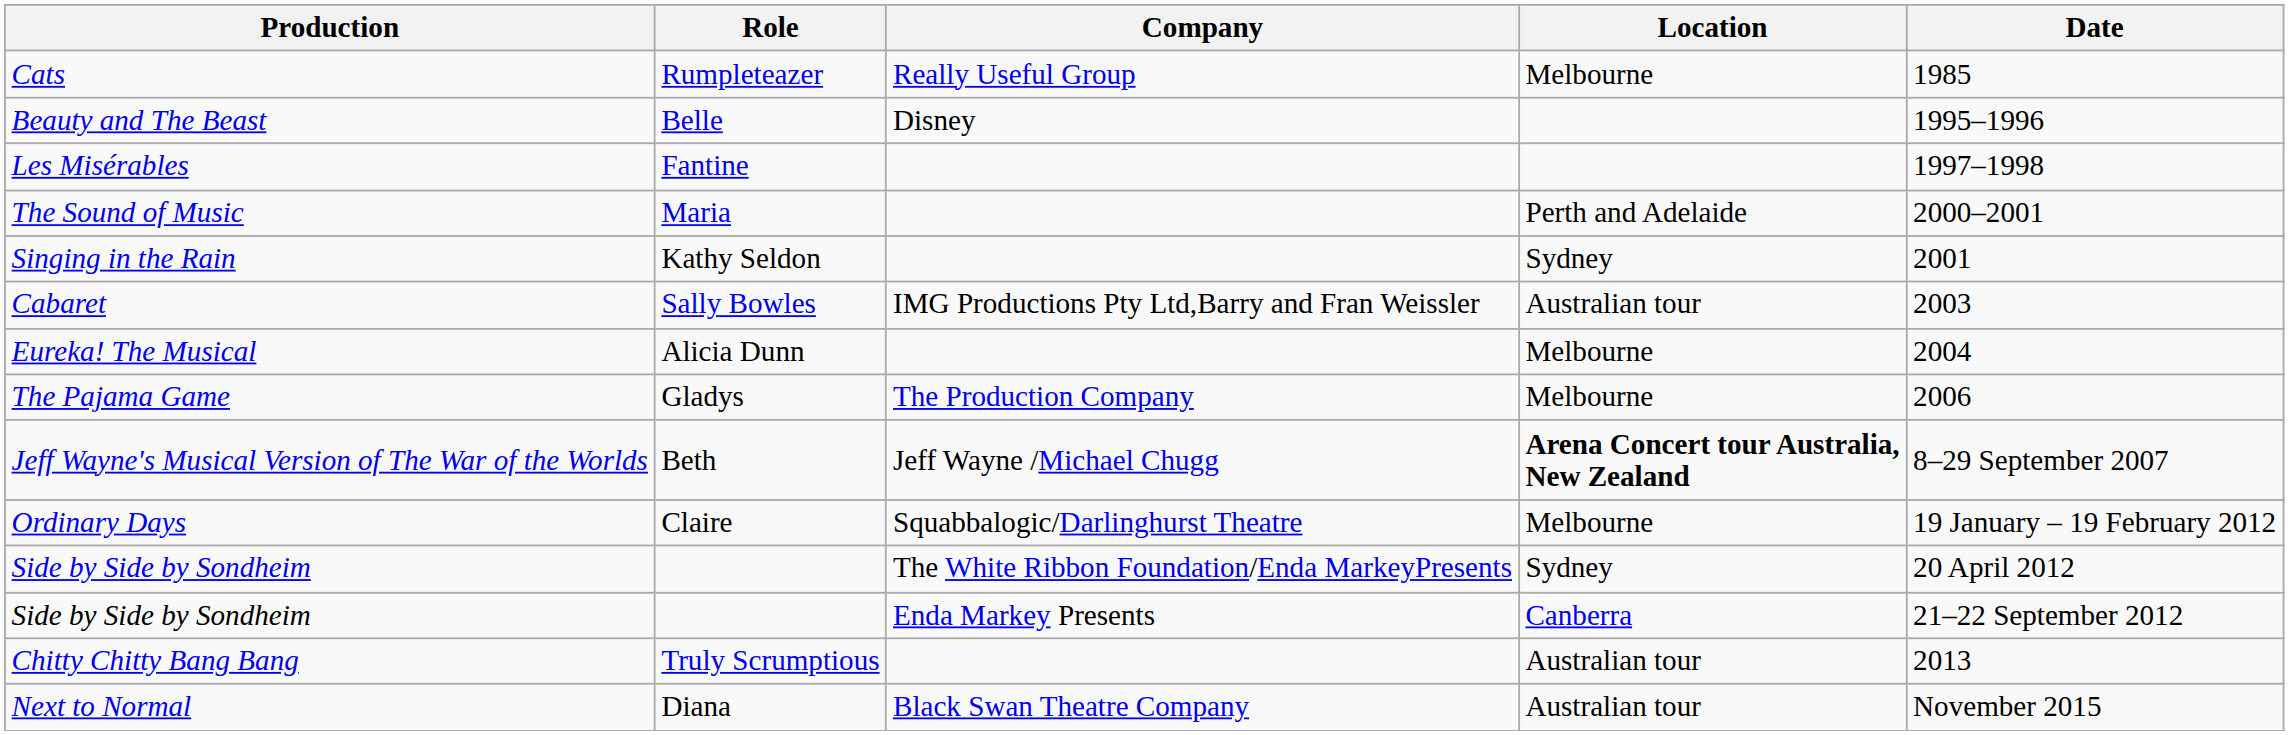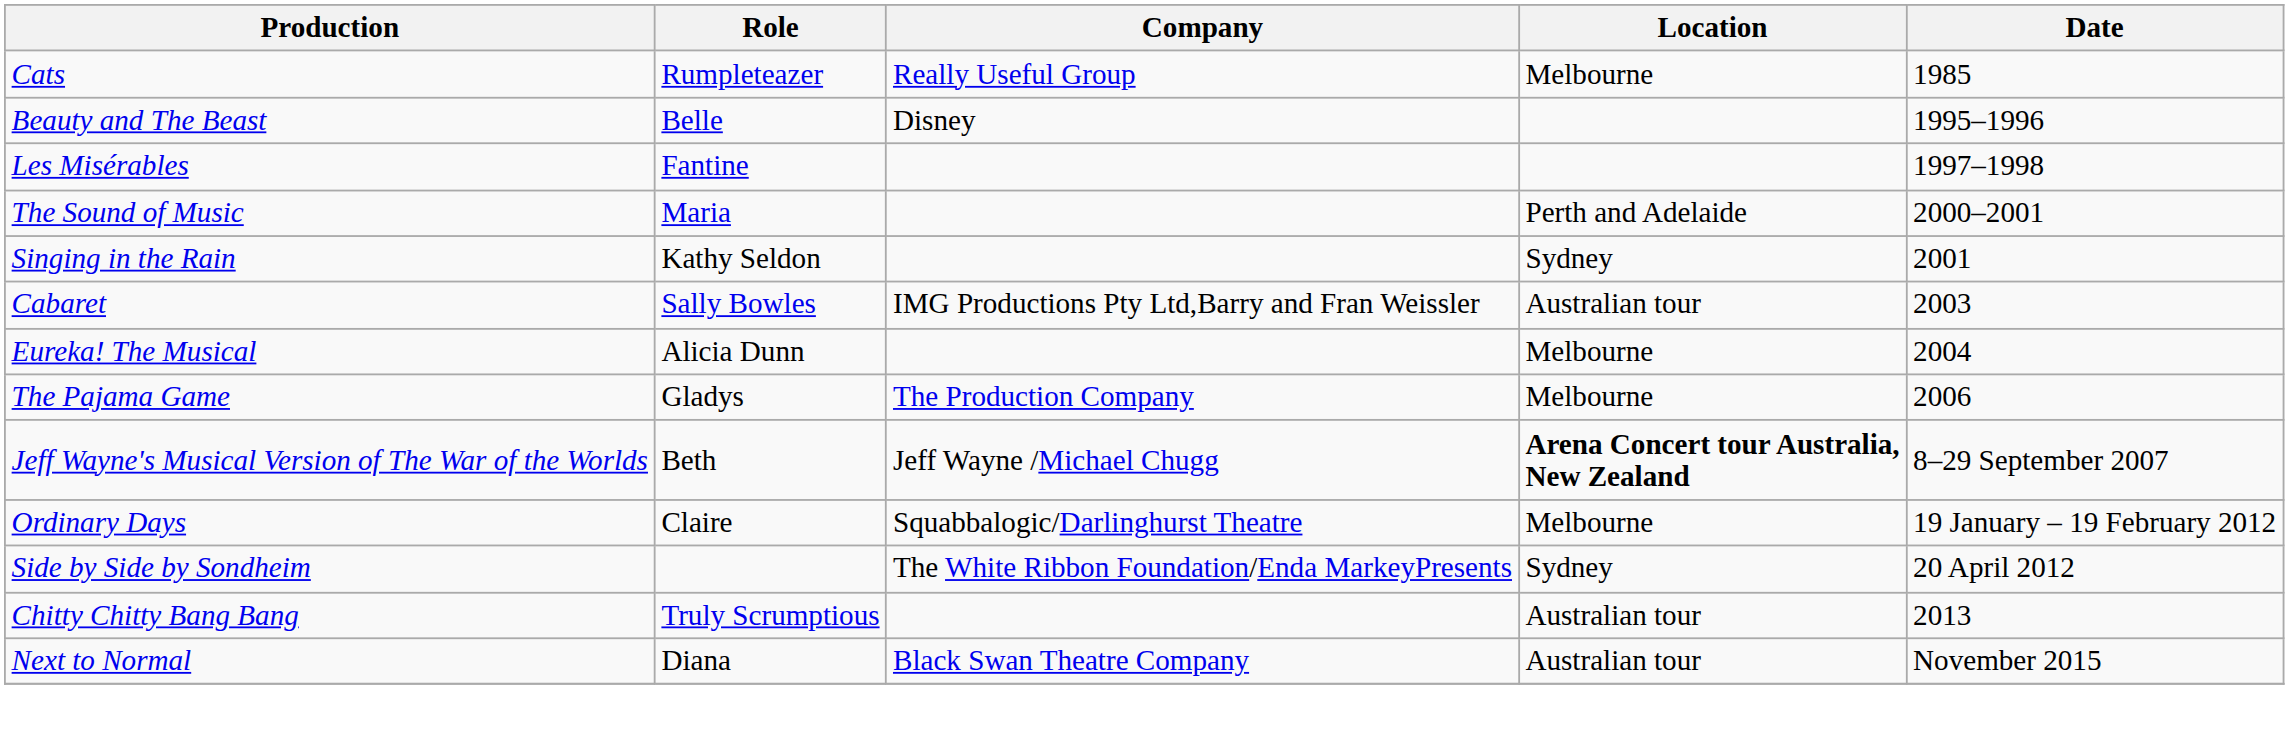- row: (161, 614)
